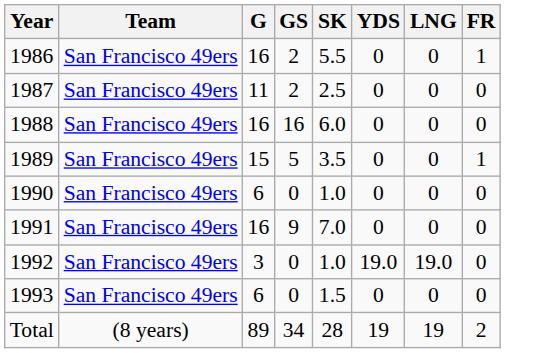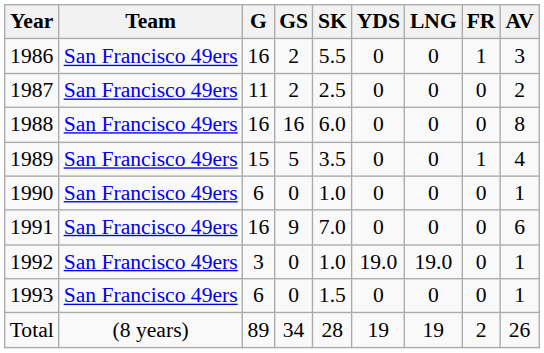+ column: (520, 21)
